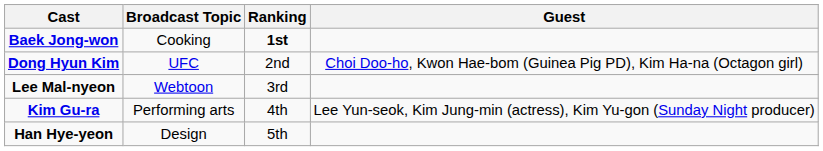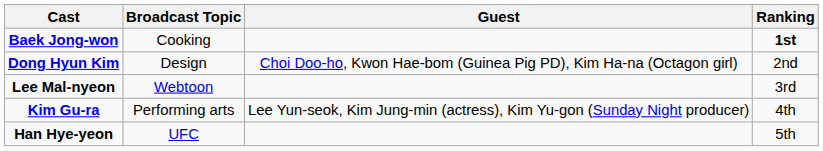columns swapped: (564, 17) <-> (277, 17)
(184, 63) UFC -> (184, 63) Design
(184, 134) Design -> (184, 134) UFC
